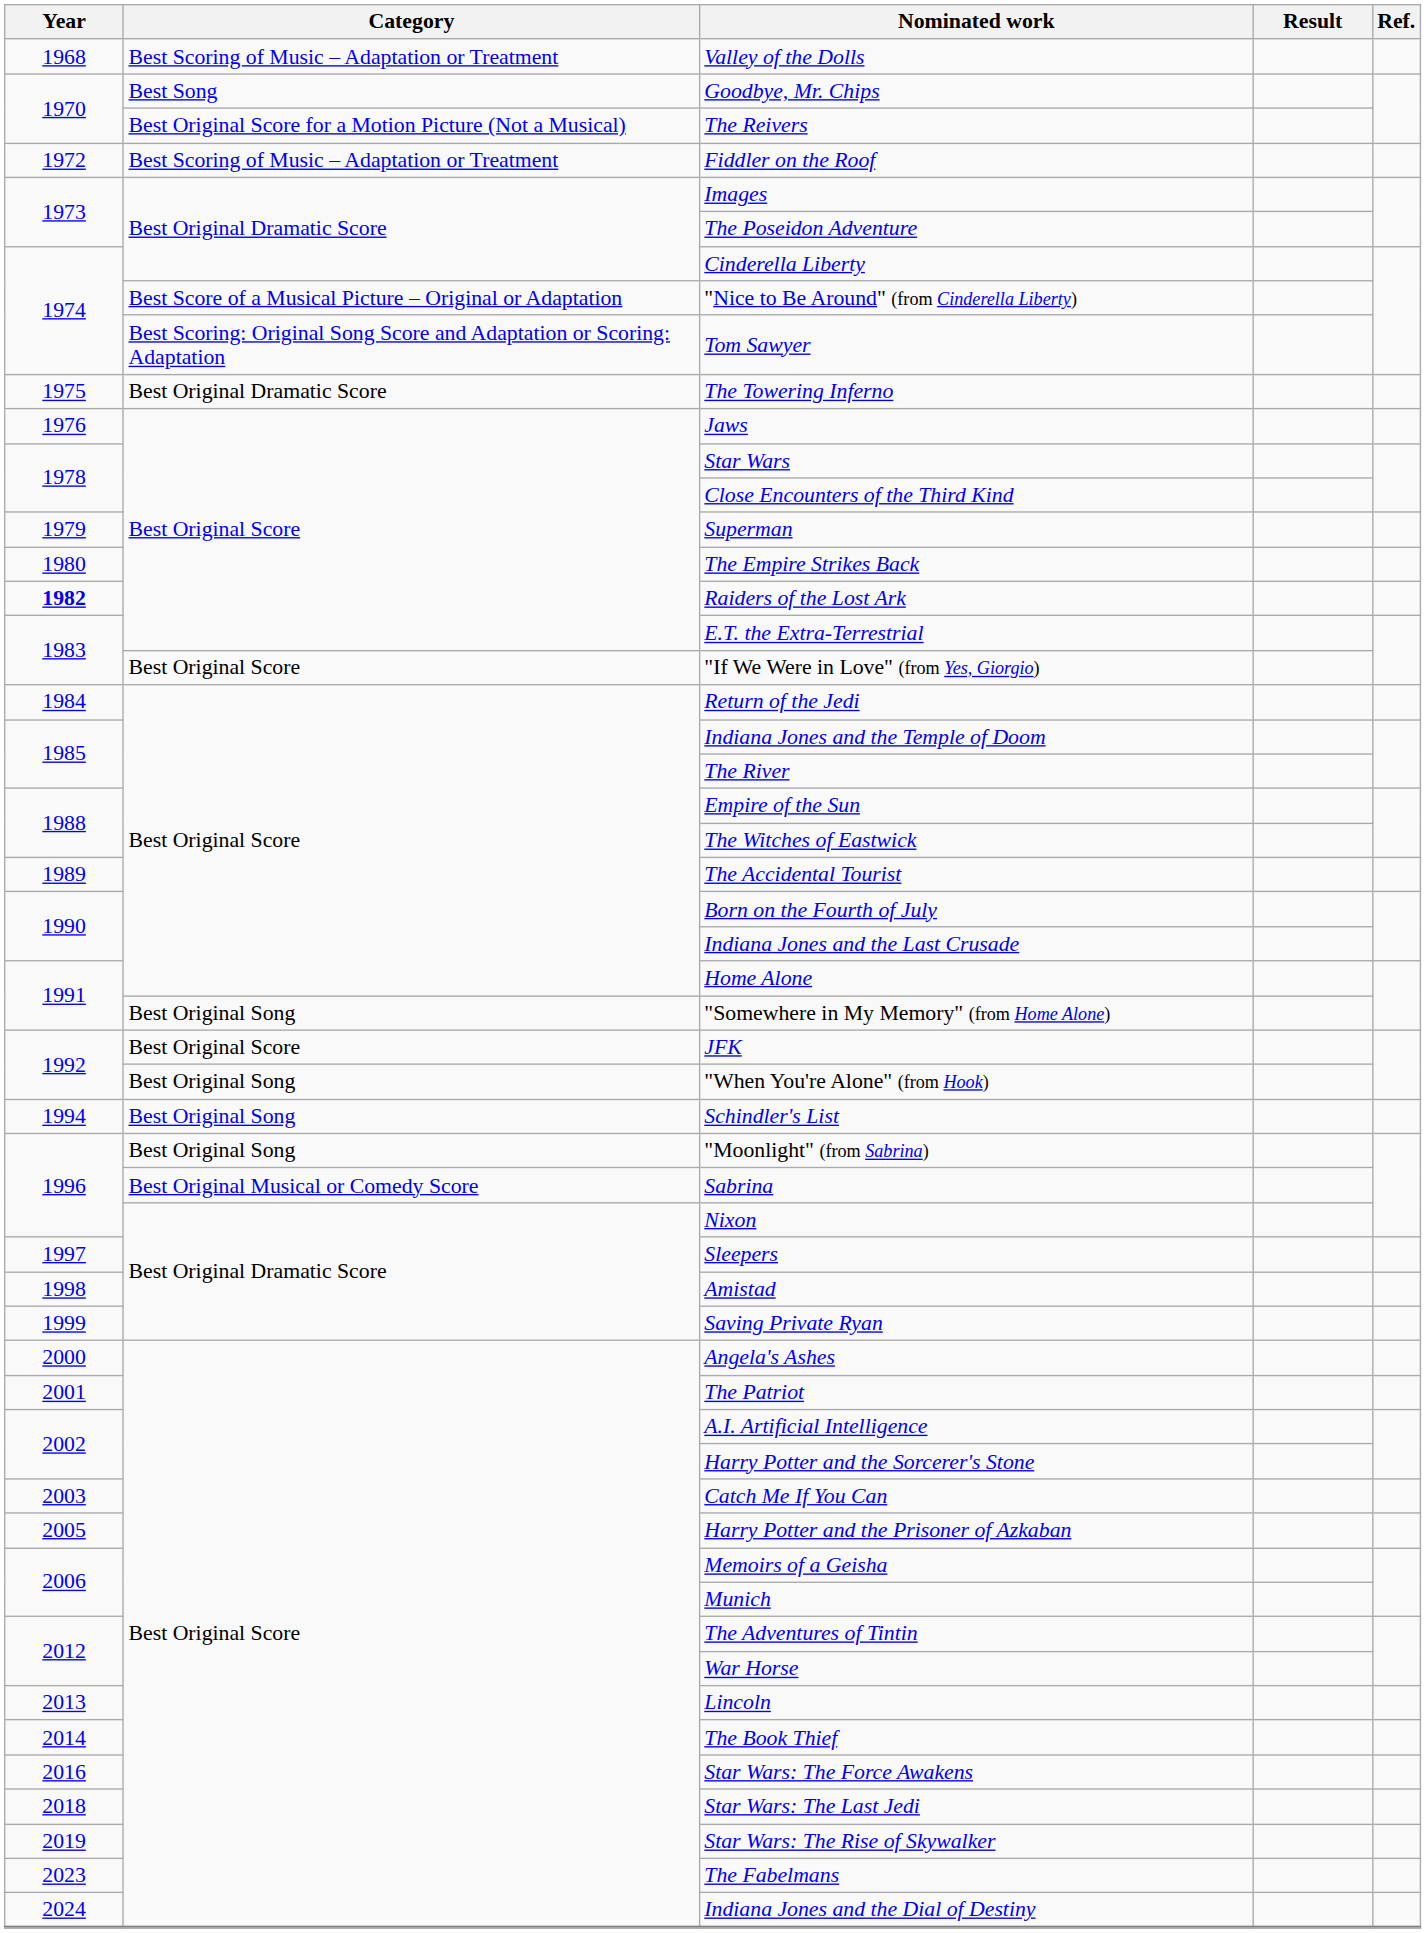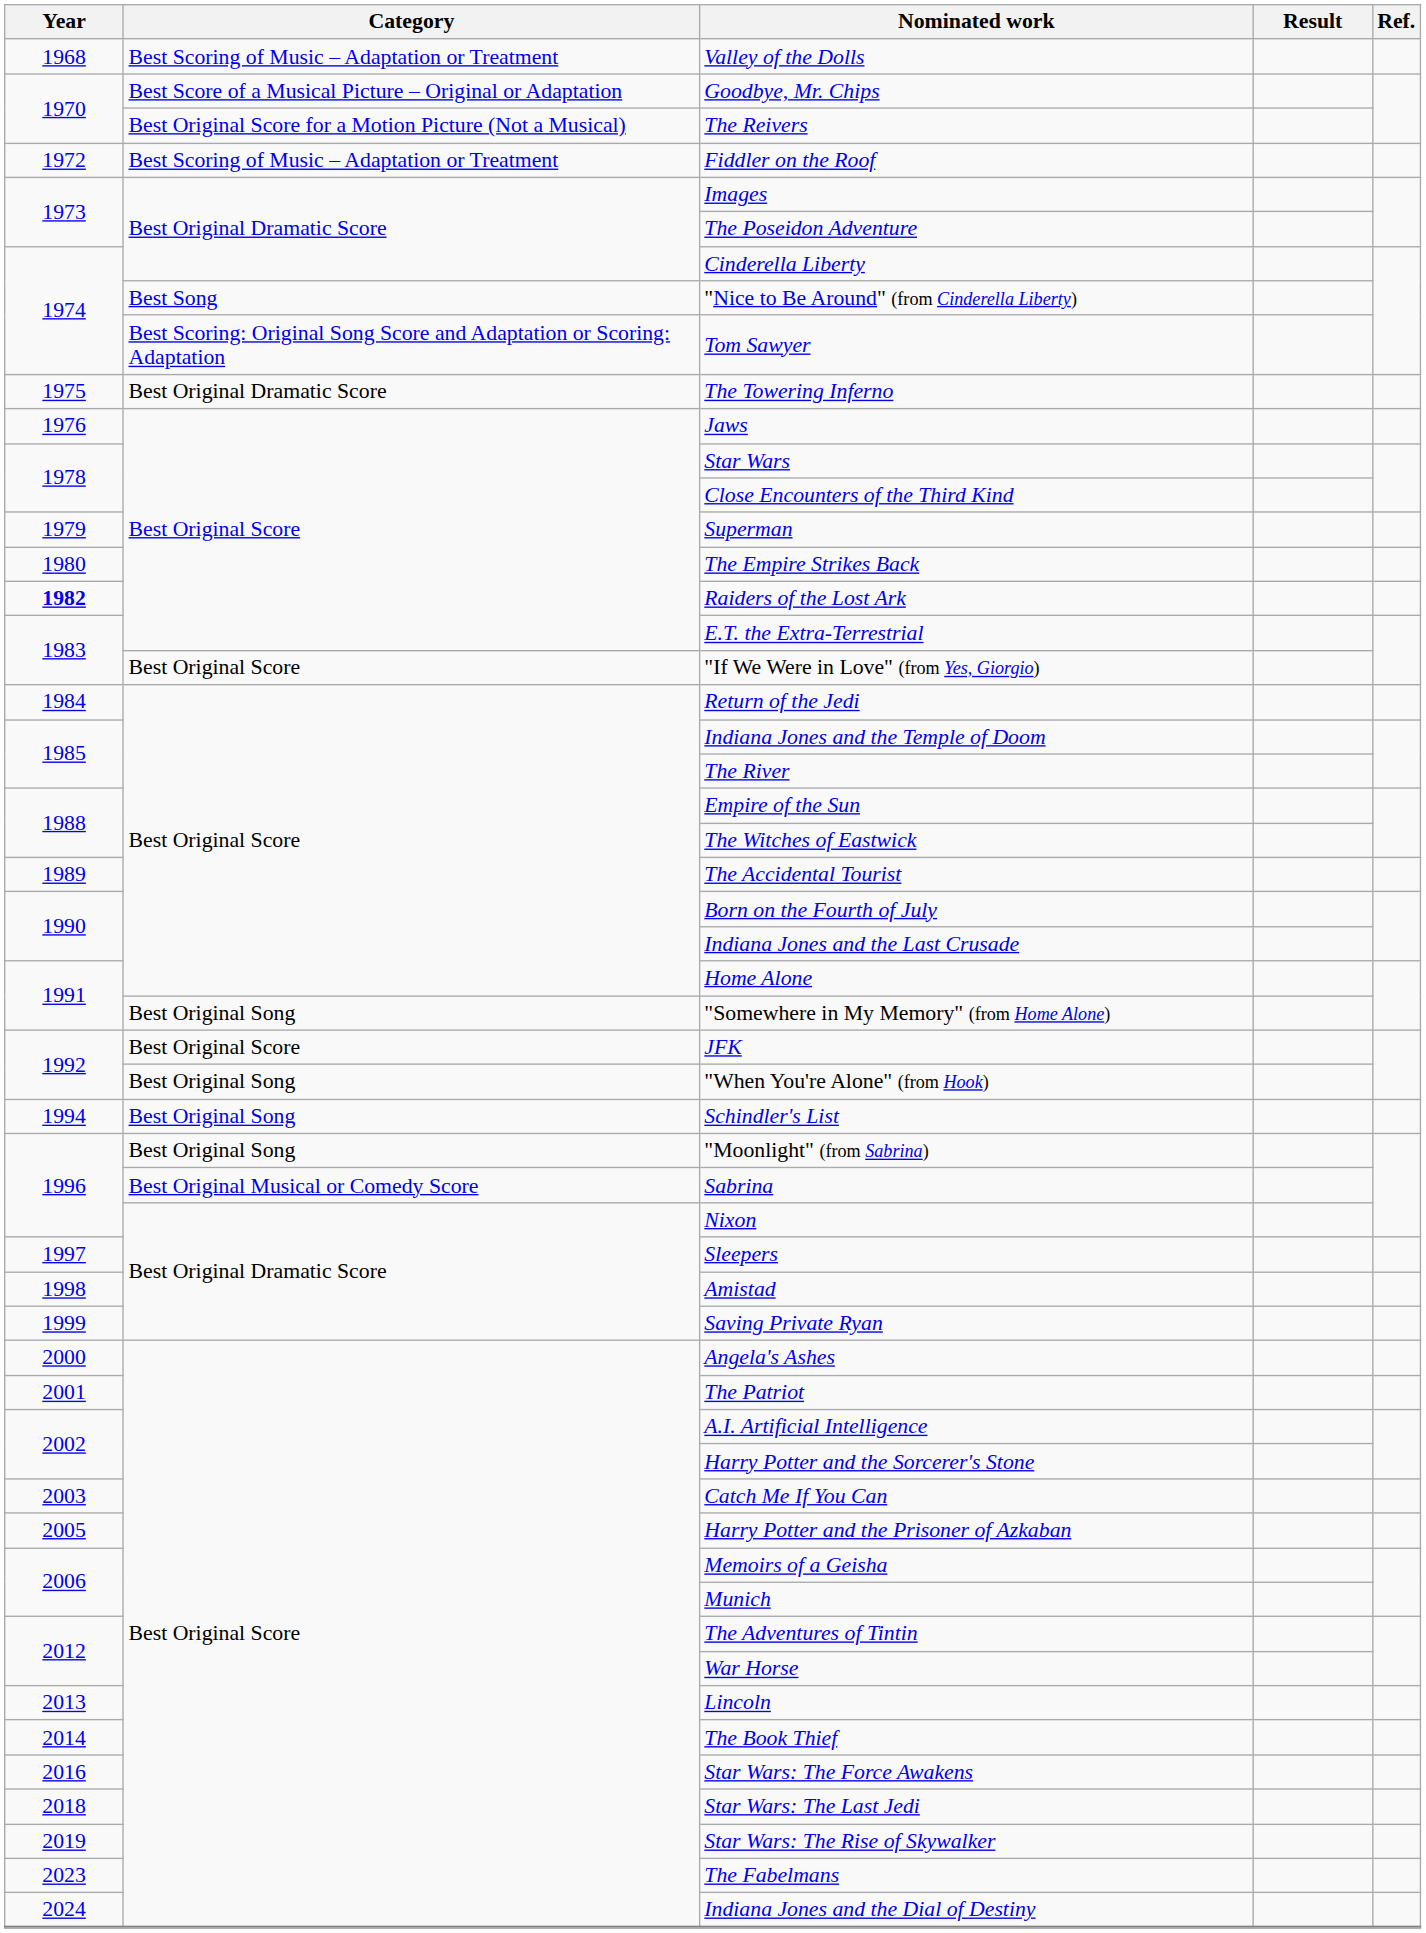(173, 90) Best Song -> (375, 90) Best Score of a Musical Picture – Original or Adaptation
(375, 297) Best Score of a Musical Picture – Original or Adaptation -> (173, 297) Best Song
